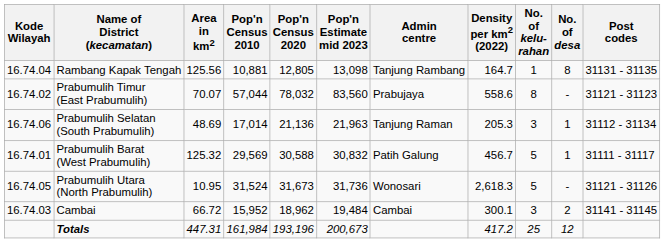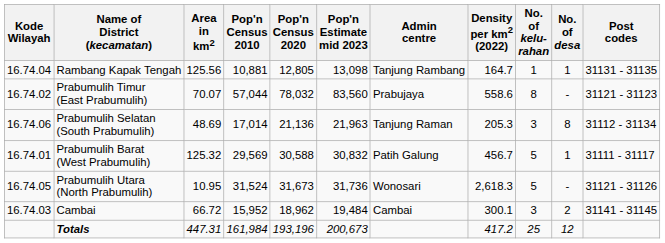(567, 69) 8 -> (567, 69) 1
(567, 125) 1 -> (567, 125) 8
